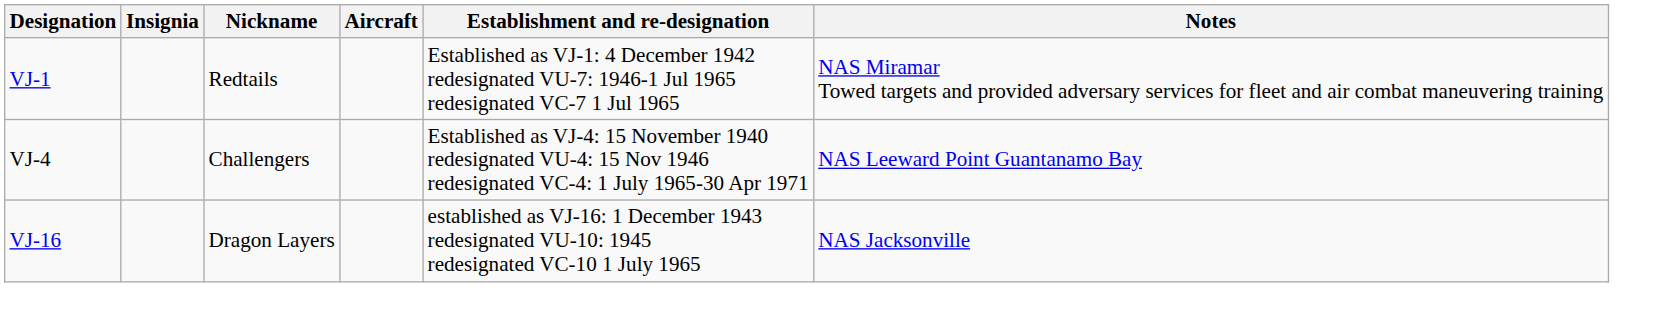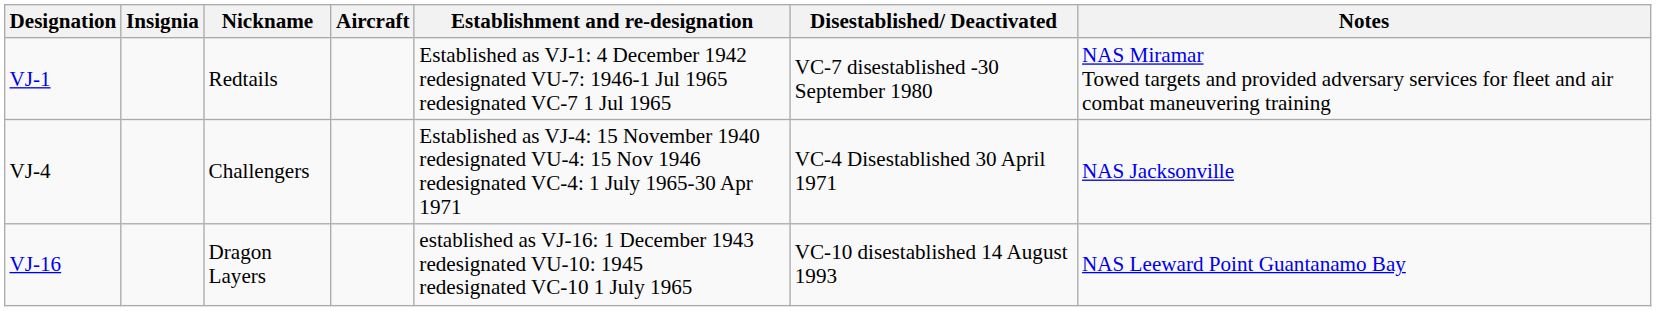+ column: (934, 21)
(980, 159) NAS Leeward Point Guantanamo Bay -> (1158, 171) NAS Jacksonville
(894, 240) NAS Jacksonville -> (1244, 264) NAS Leeward Point Guantanamo Bay
